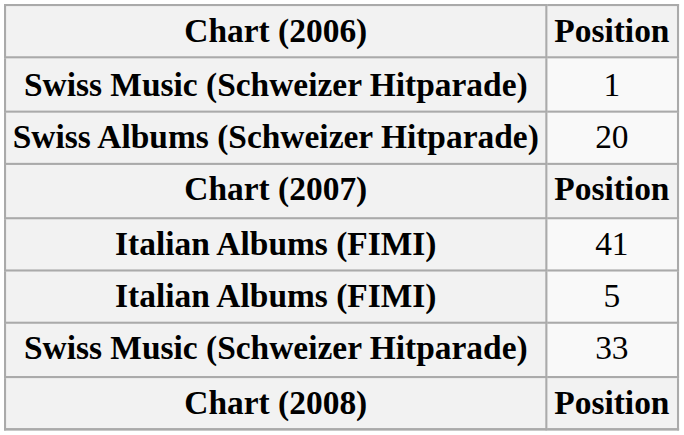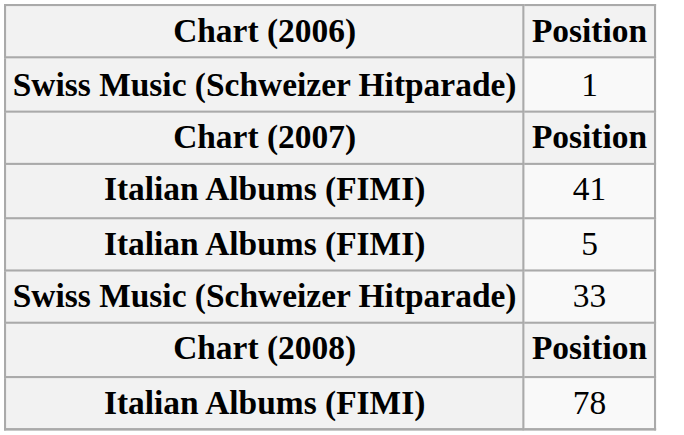- row: (612, 137)
+ row: (589, 402)
